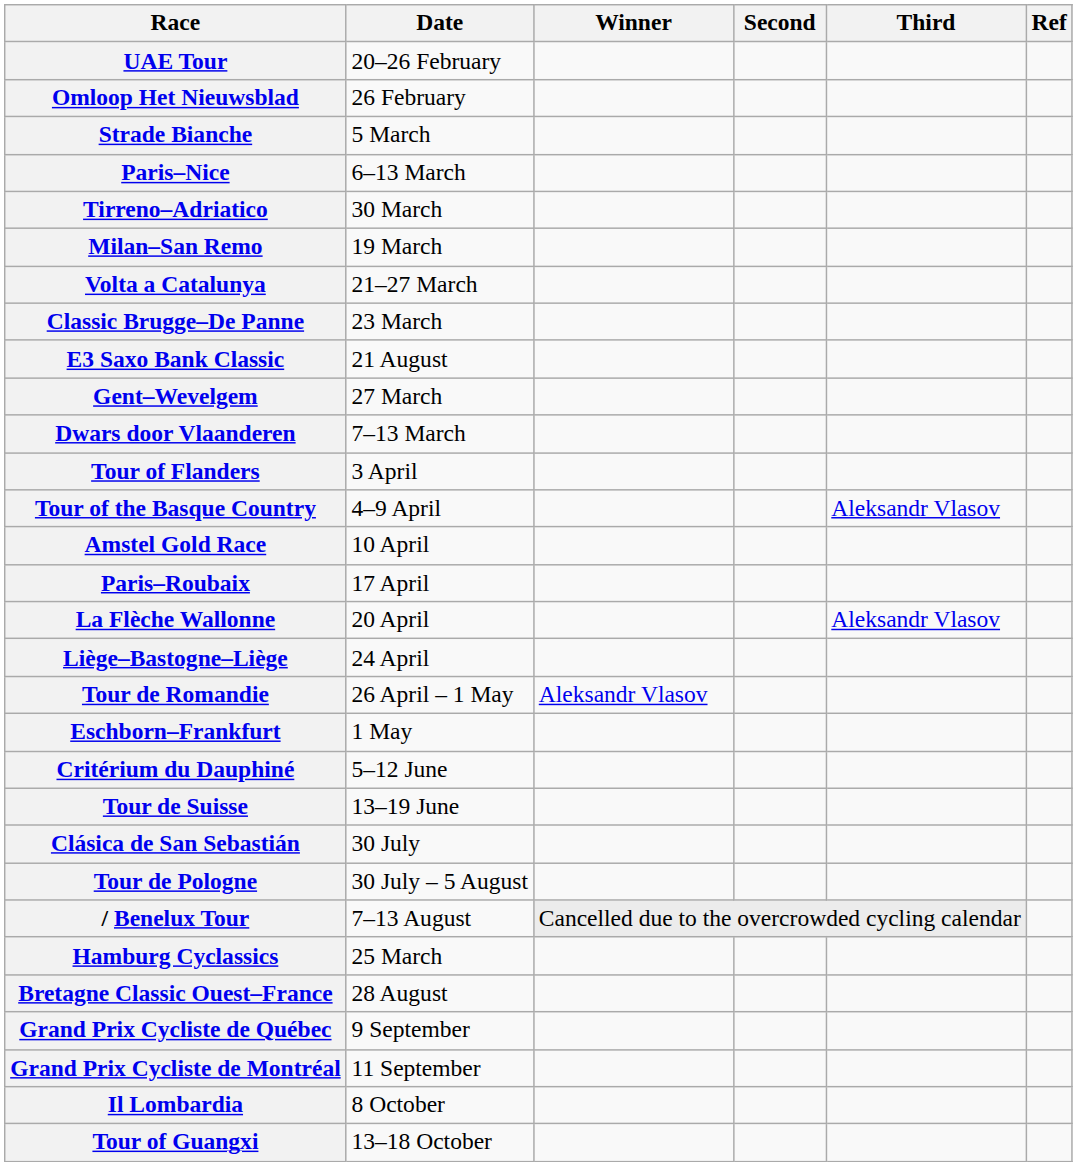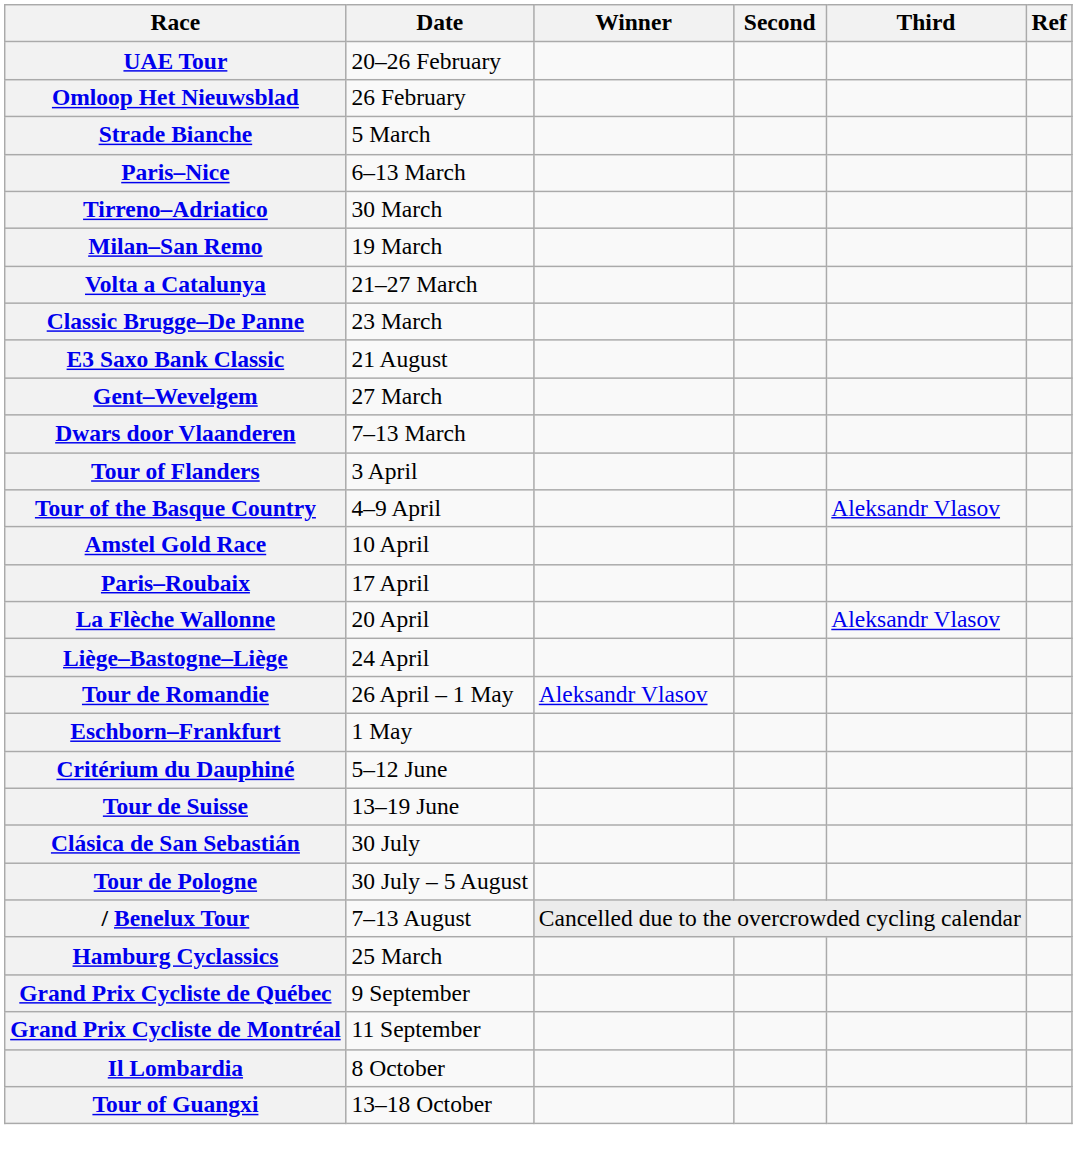- row: (175, 992)
